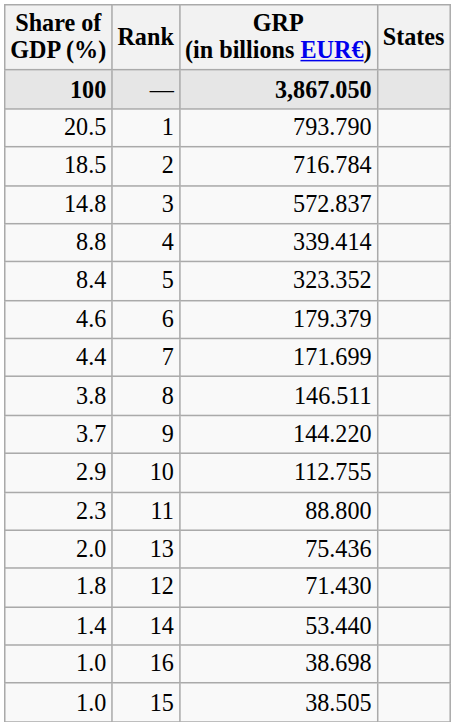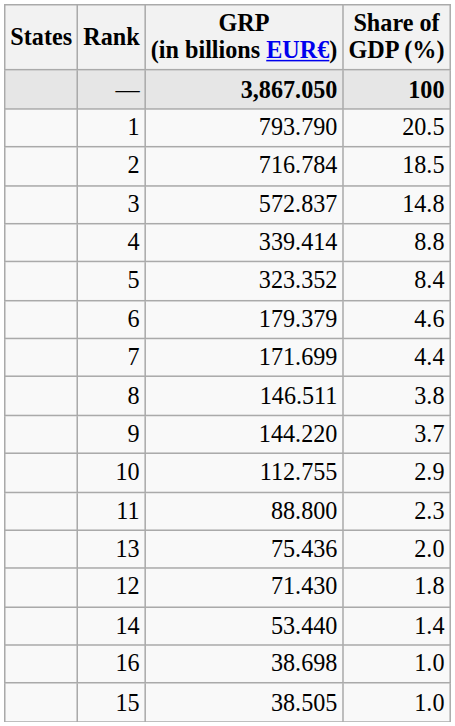columns swapped: (414, 37) <-> (58, 37)
